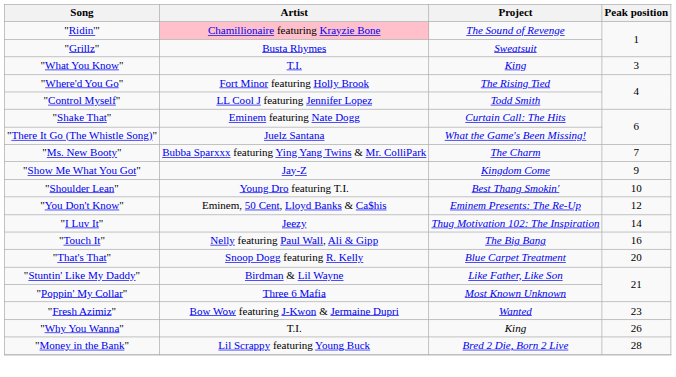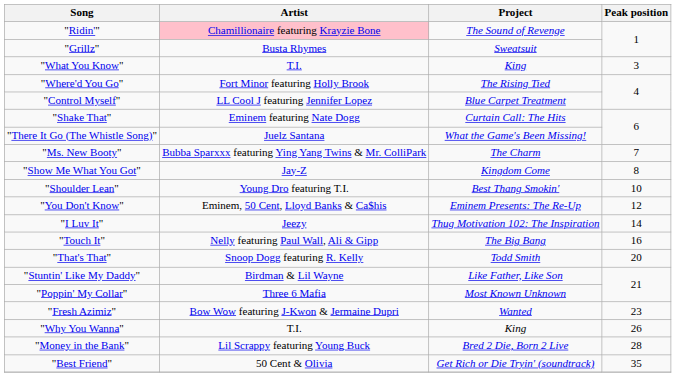(515, 100) Todd Smith -> (515, 100) Blue Carpet Treatment
(636, 170) 9 -> (636, 170) 8
(515, 258) Blue Carpet Treatment -> (515, 258) Todd Smith
+ row: (82, 363)
